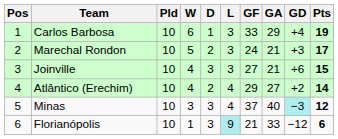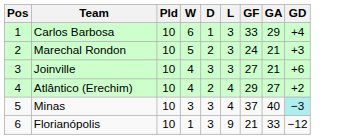- column: (322, 13)
(231, 124) paleturquoise background -> (231, 124) no background
